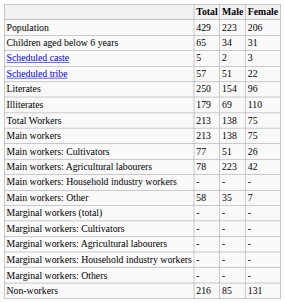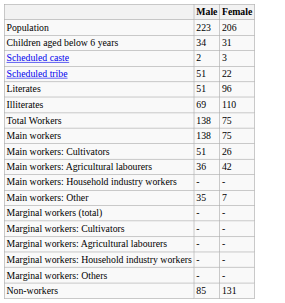- column: (207, 12)
(229, 89) 154 -> (201, 89) 51
(229, 167) 223 -> (201, 167) 36
